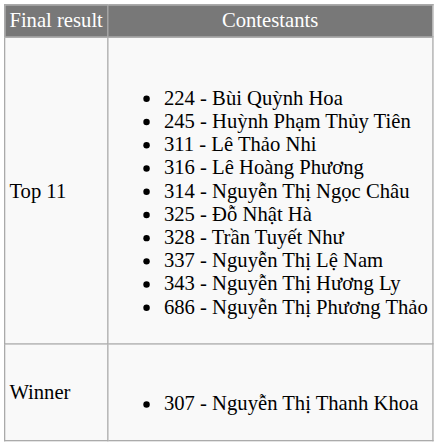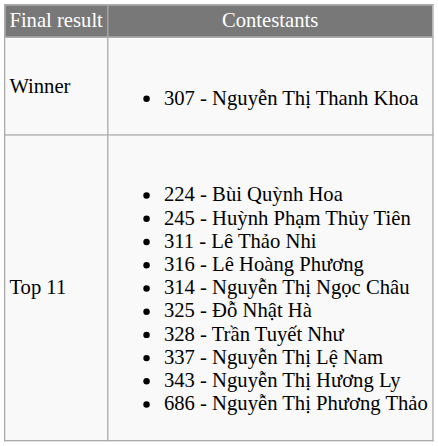rows swapped: (40, 392) <-> (38, 190)
